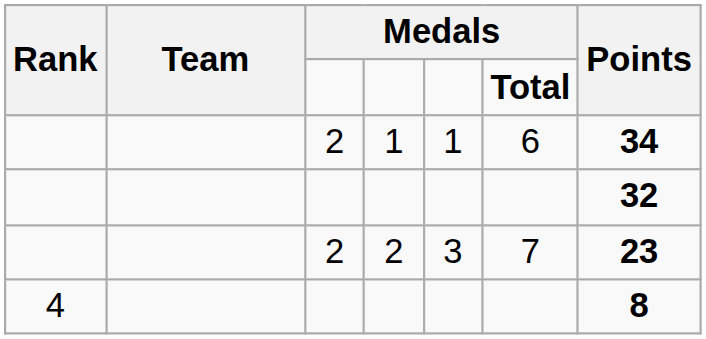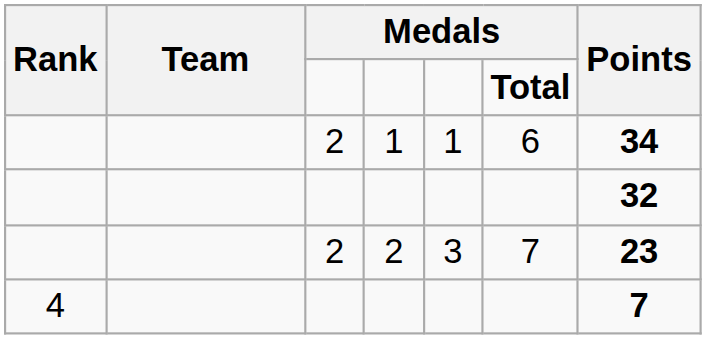(639, 305) 8 -> (639, 305) 7
